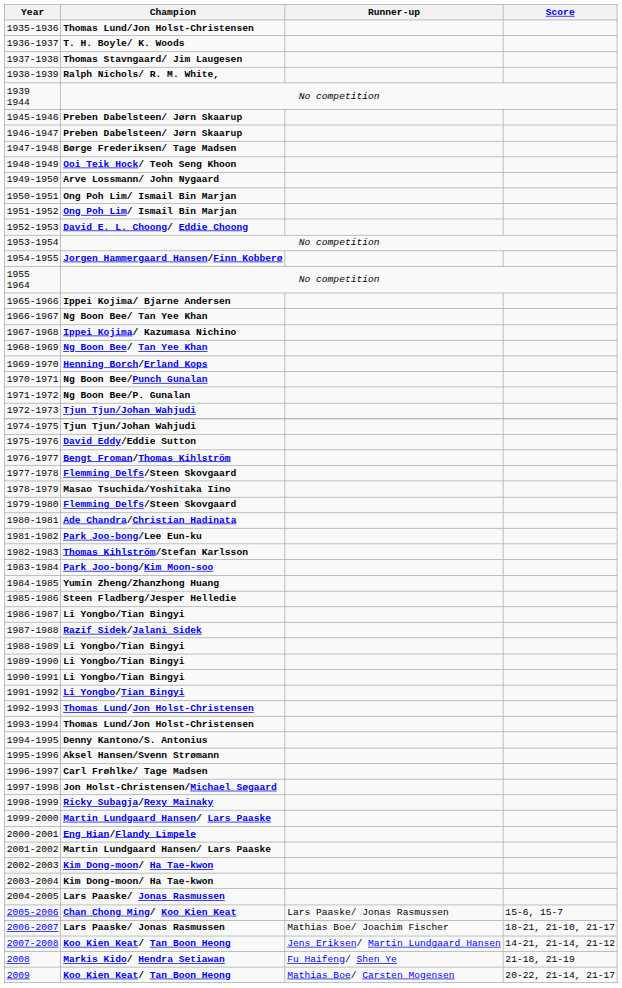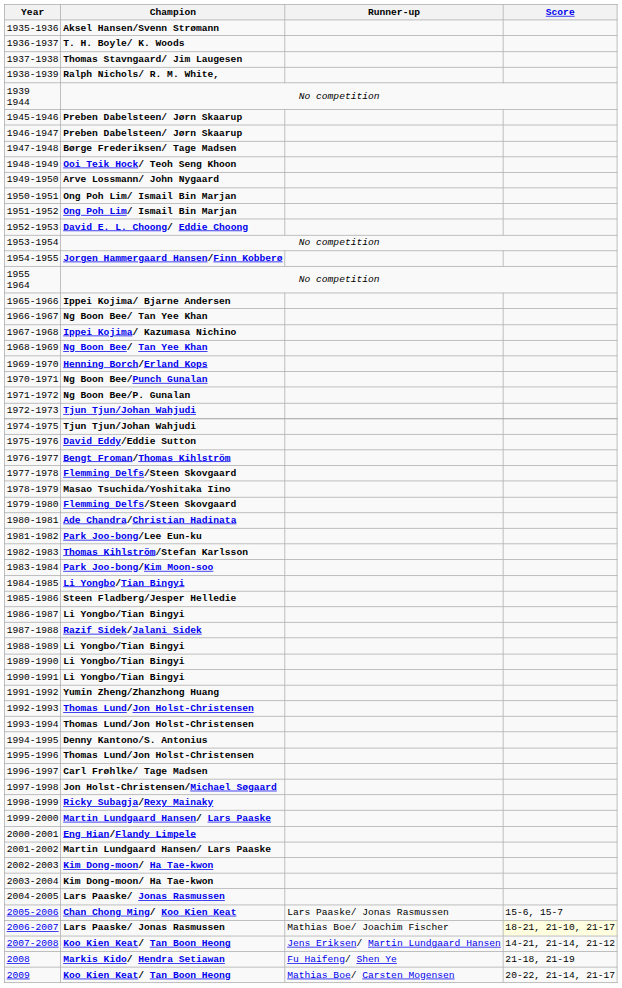(158, 28) Thomas Lund/Jon Holst-Christensen -> (141, 28) Aksel Hansen/Svenn Strømann
(141, 583) Yumin Zheng/Zhanzhong Huang -> (124, 583) Li Yongbo/Tian Bingyi
(124, 693) Li Yongbo/Tian Bingyi -> (141, 693) Yumin Zheng/Zhanzhong Huang
(141, 756) Aksel Hansen/Svenn Strømann -> (158, 756) Thomas Lund/Jon Holst-Christensen
(560, 928) no background -> (560, 928) lightyellow background
